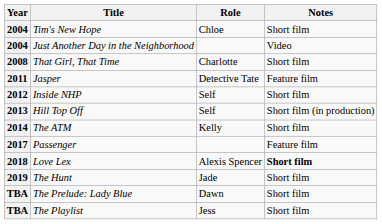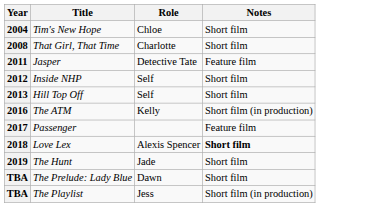- row: (113, 45)
(321, 111) Short film (in production) -> (226, 95) Short film
(17, 128) 2014 -> (17, 111) 2016
(288, 128) Short film -> (259, 111) Short film (in production)
(288, 210) Short film -> (259, 194) Short film (in production)
